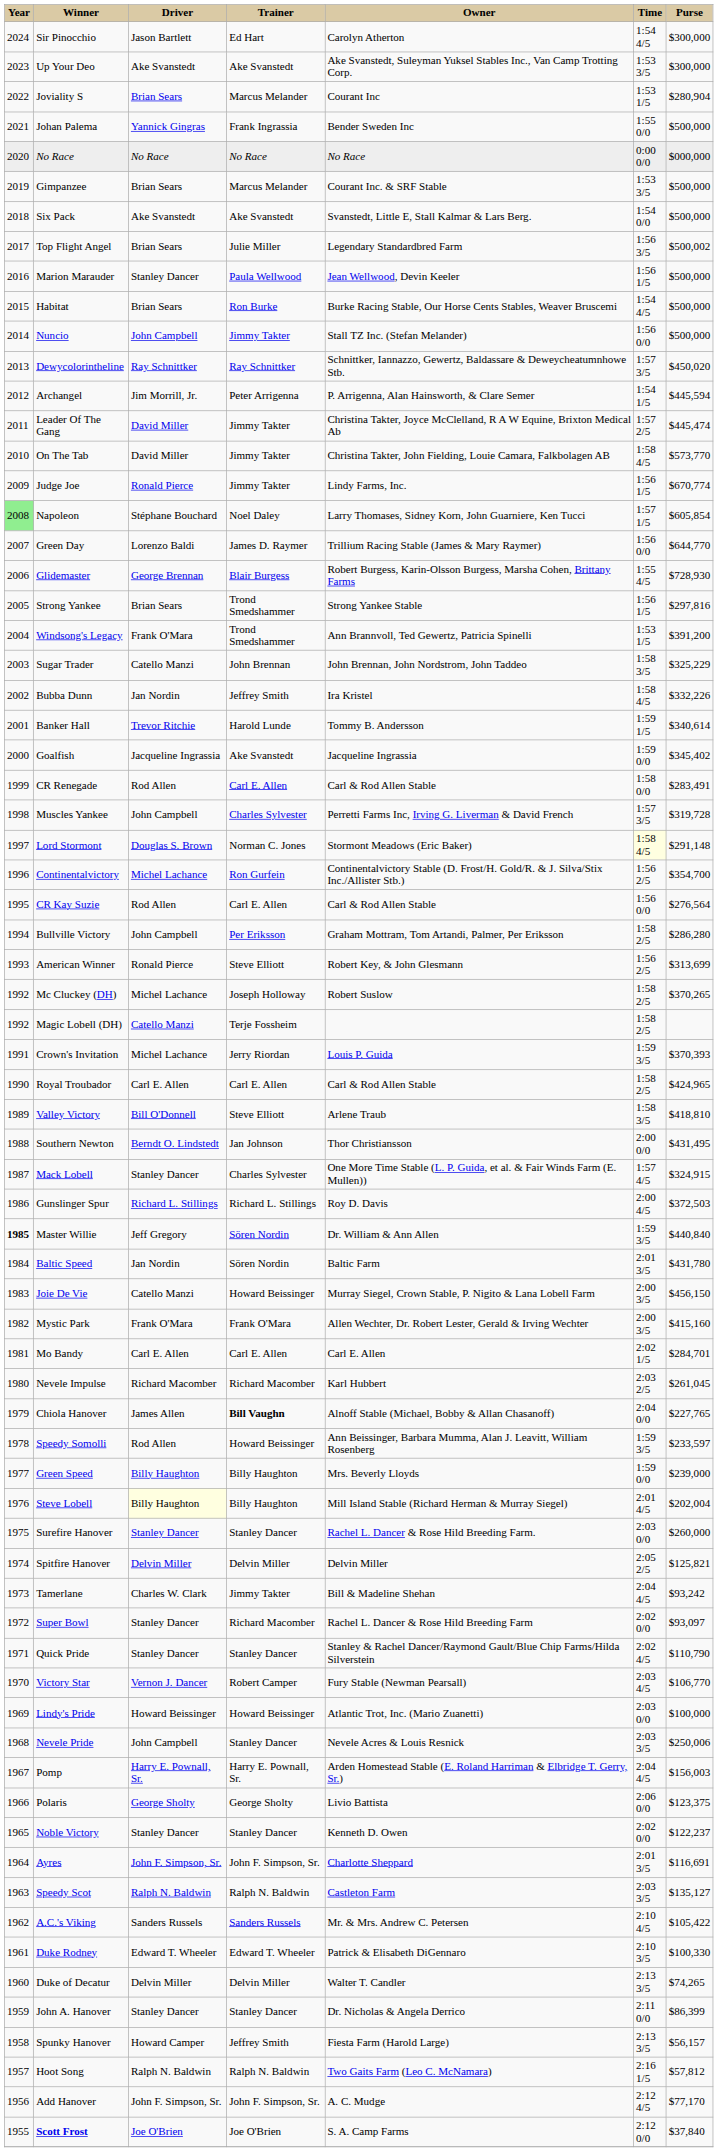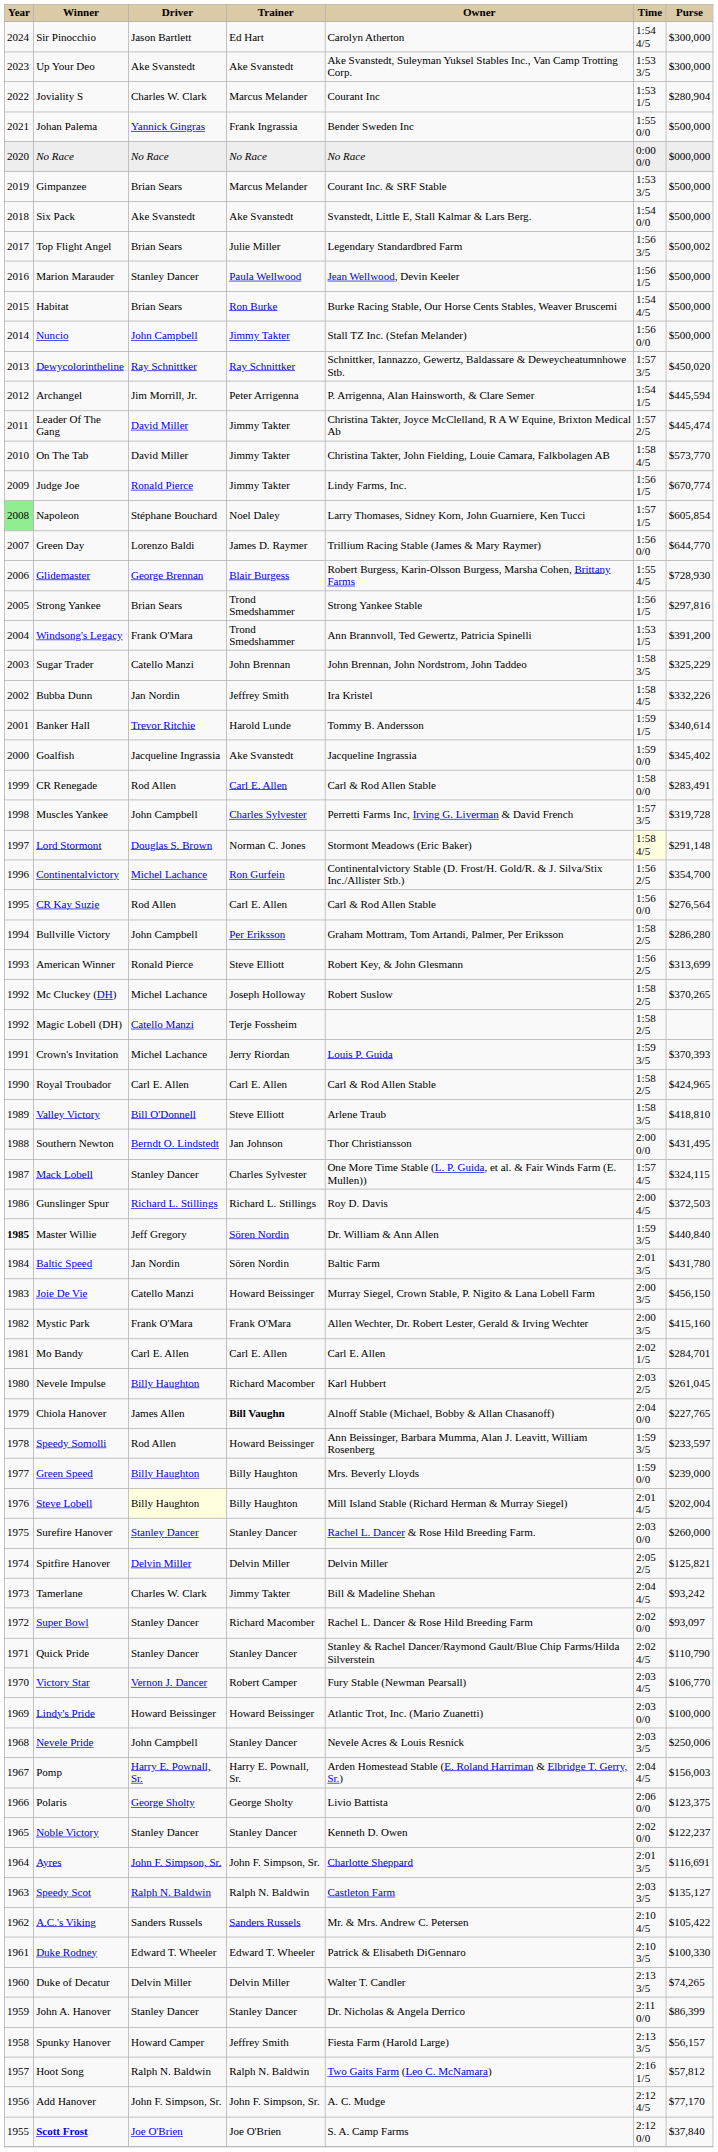(157, 96) Brian Sears -> (169, 96) Charles W. Clark
(689, 1174) $324,915 -> (689, 1174) $324,115
(174, 1383) Richard Macomber -> (165, 1383) Billy Haughton
